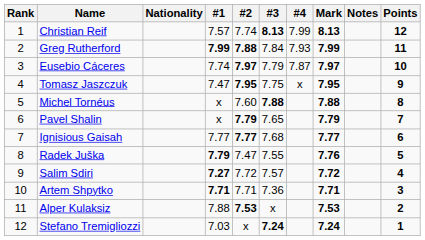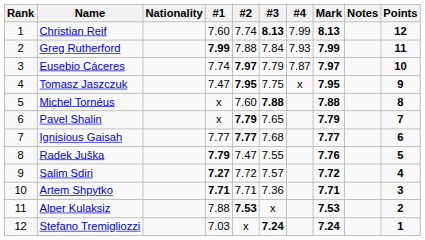(219, 31) 7.57 -> (219, 31) 7.60
(246, 48) bold -> (246, 48) normal
